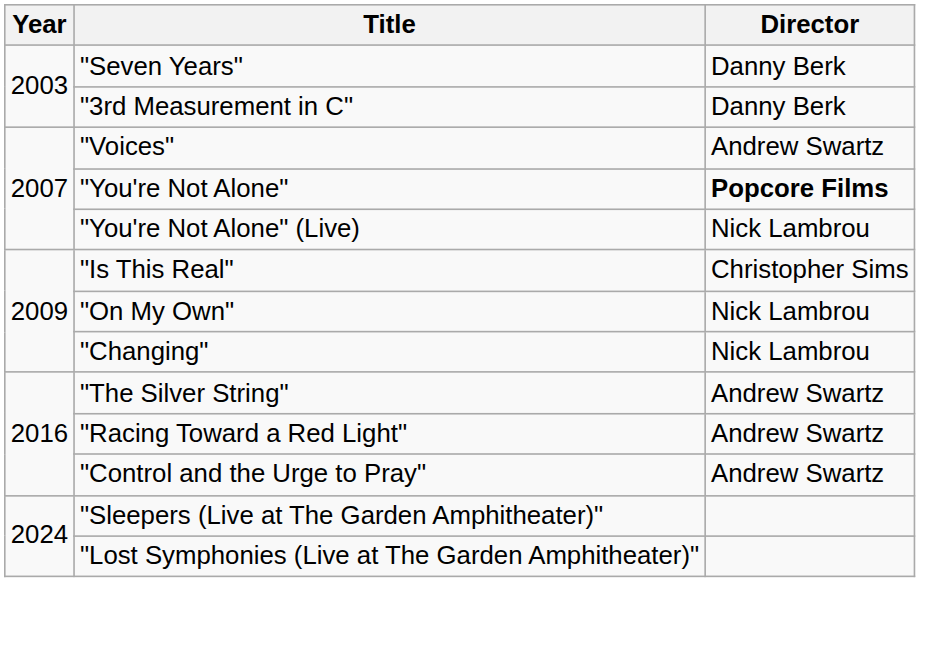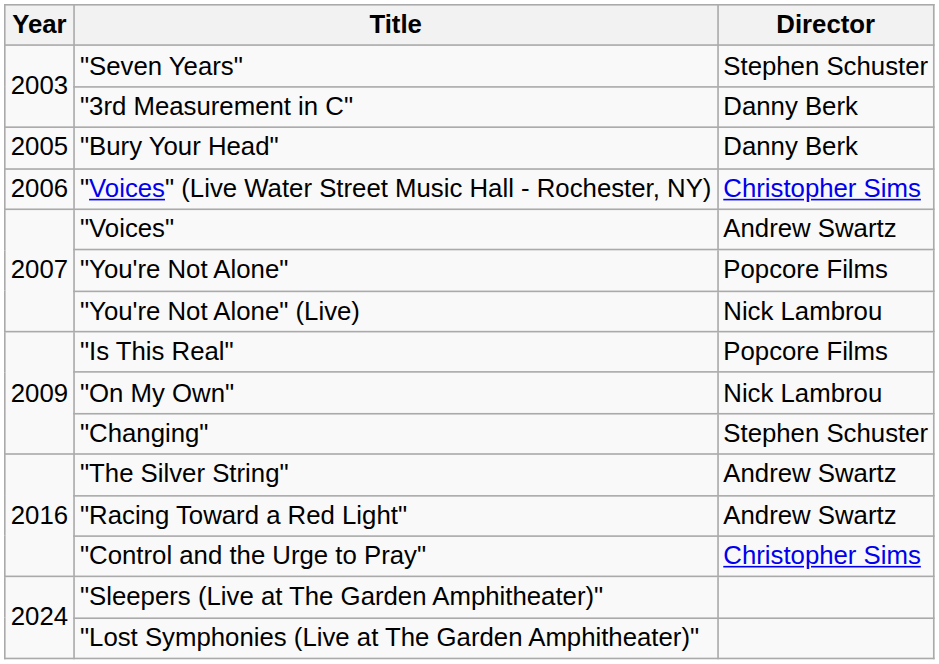(778, 65) Danny Berk -> (826, 65) Stephen Schuster
+ row: (179, 147)
+ row: (396, 188)
(800, 188) bold -> (806, 270) normal
(810, 270) Christopher Sims -> (806, 351) Popcore Films
(790, 351) Nick Lambrou -> (826, 433) Stephen Schuster
(798, 474) Andrew Swartz -> (822, 556) Christopher Sims
